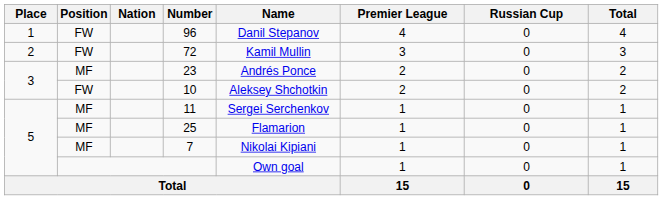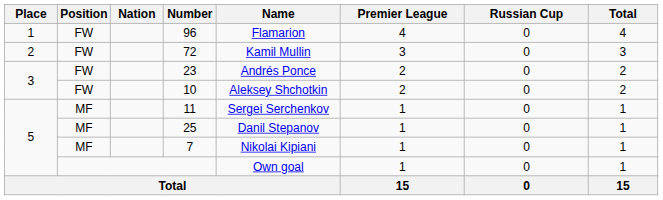(278, 33) Danil Stepanov -> (278, 33) Flamarion
(84, 71) MF -> (84, 71) FW
(278, 128) Flamarion -> (278, 128) Danil Stepanov
